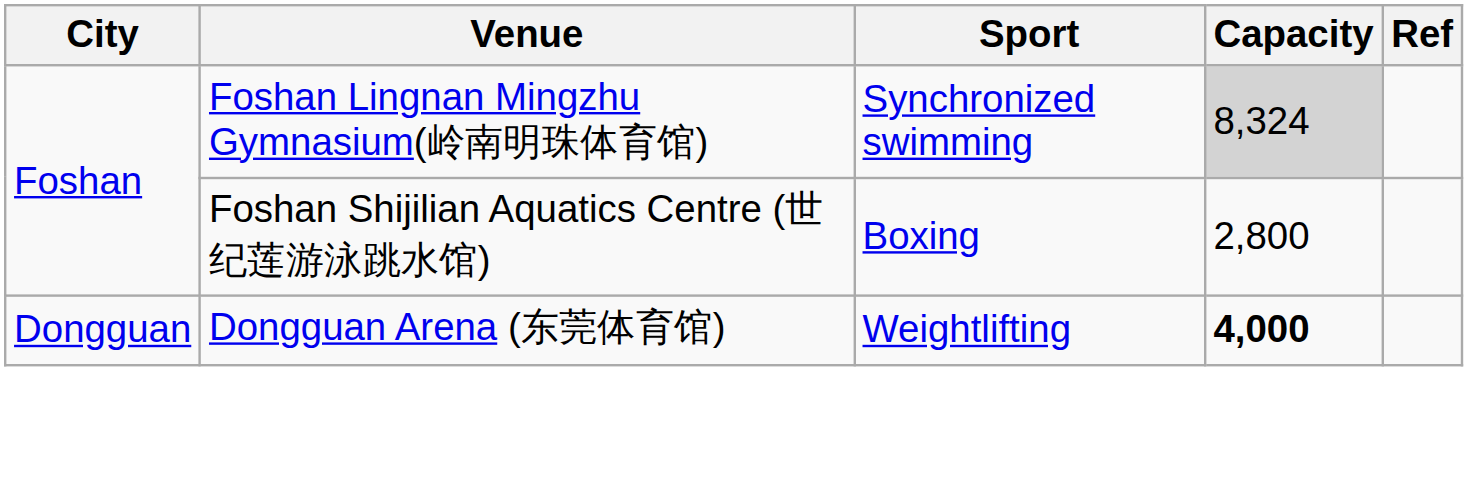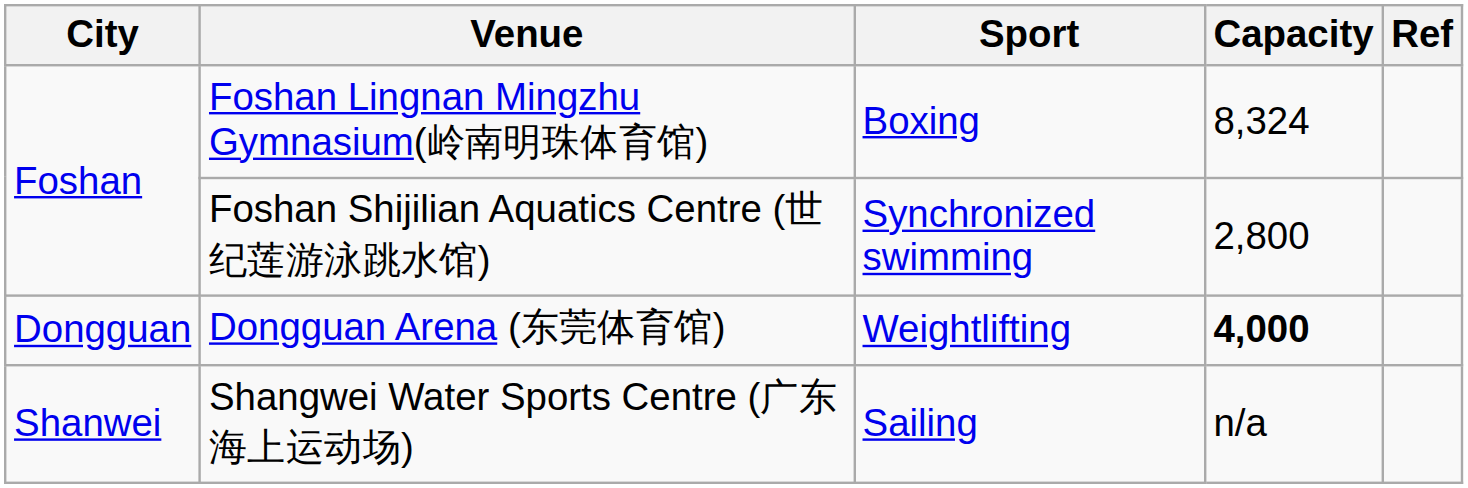(979, 121) Synchronized swimming -> (921, 121) Boxing
(1262, 121) lightgrey background -> (1262, 121) no background
(921, 235) Boxing -> (979, 235) Synchronized swimming
+ row: (523, 421)
